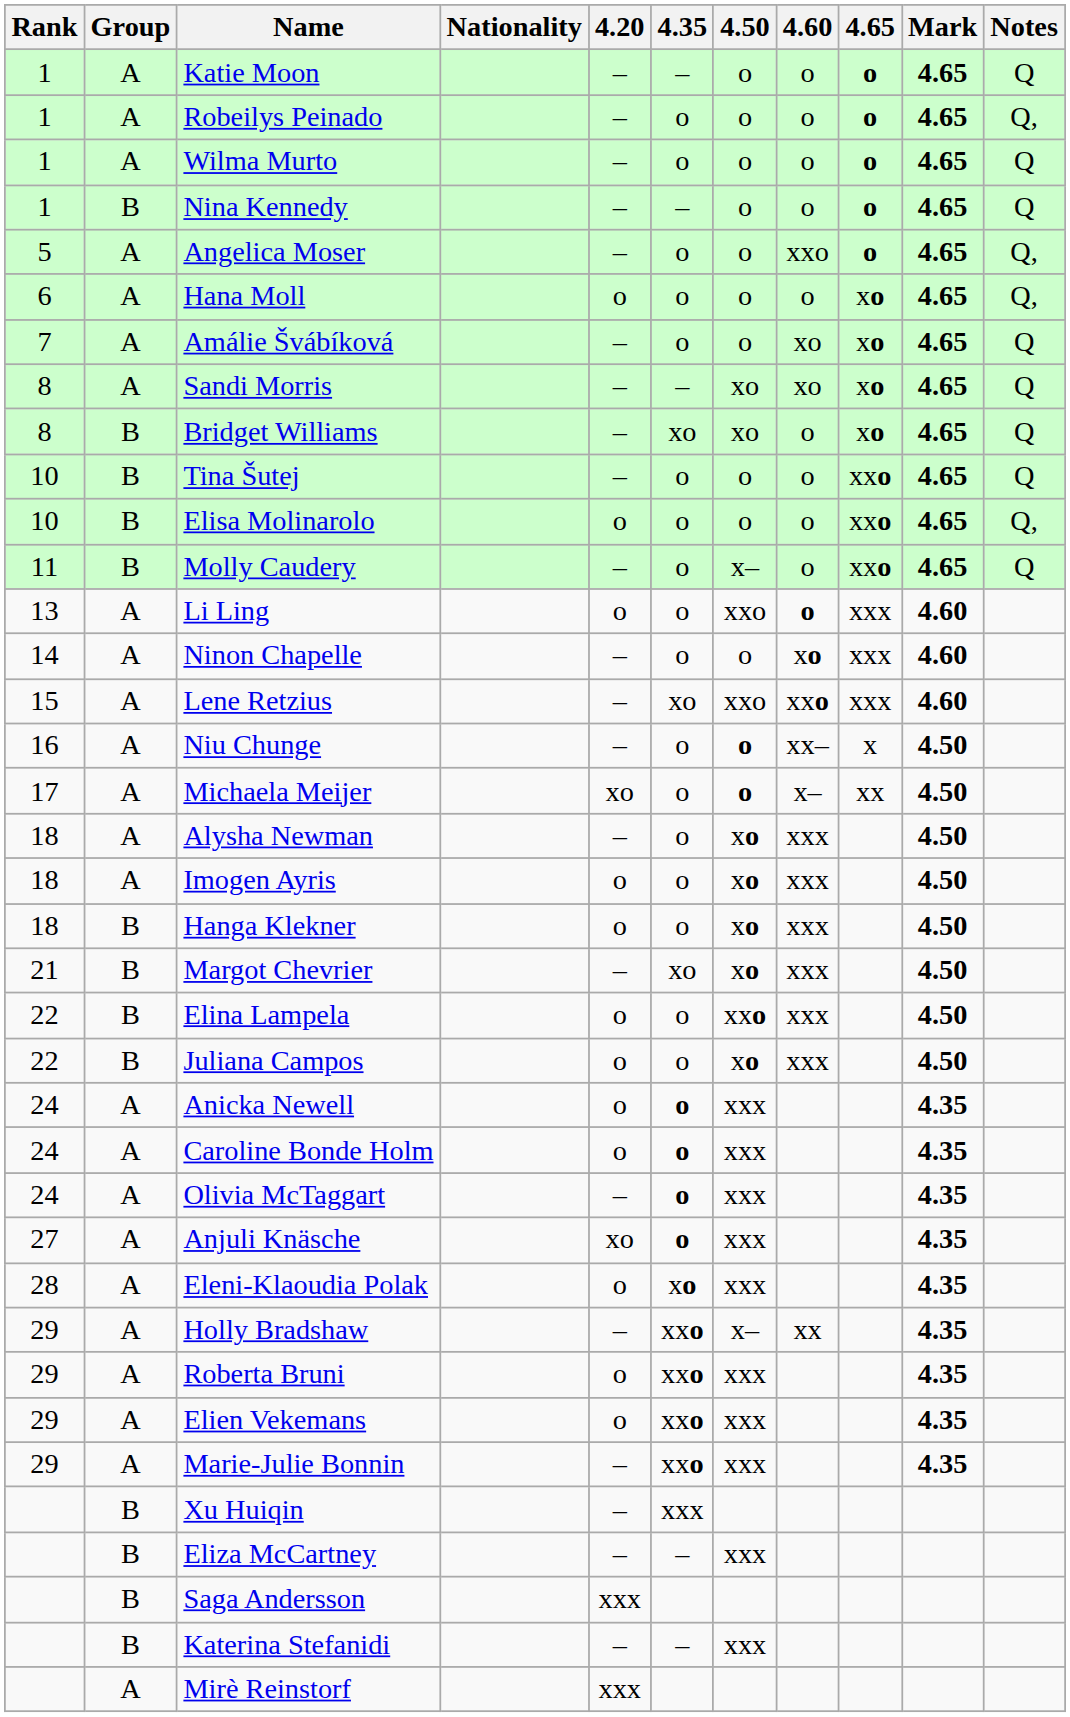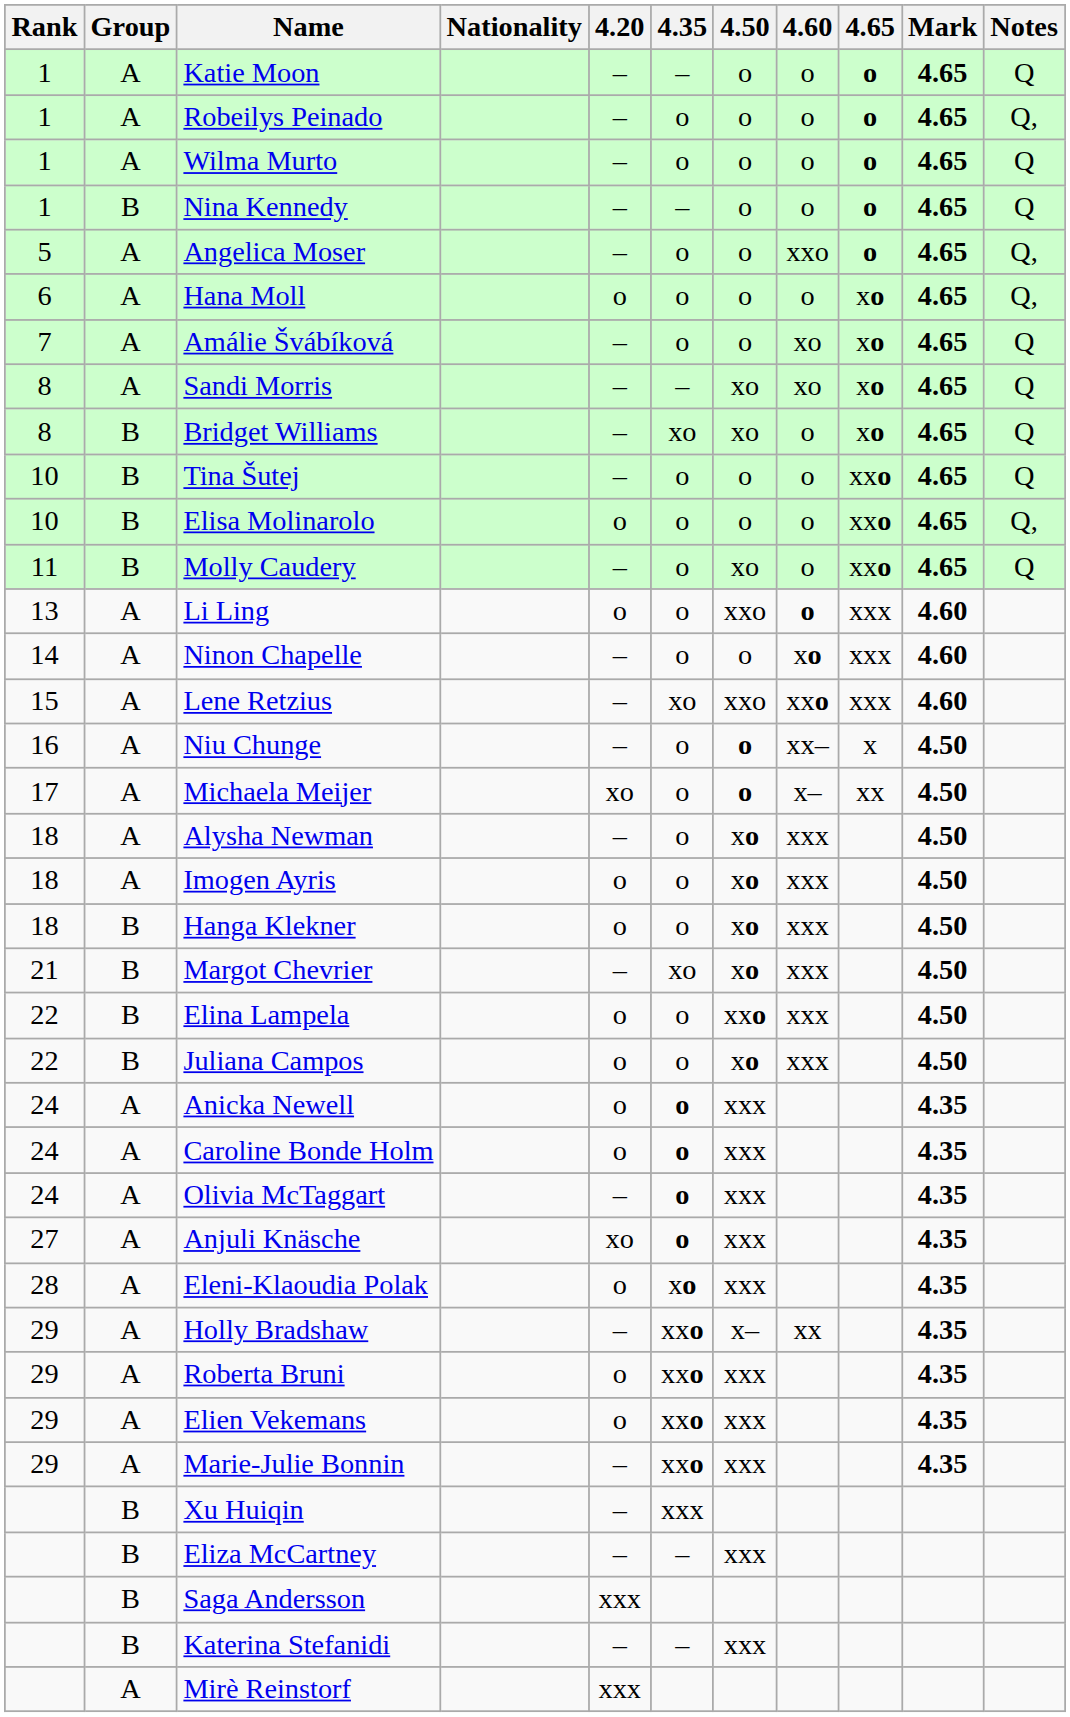(745, 565) x– -> (745, 565) xo
